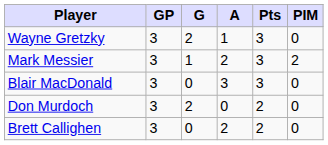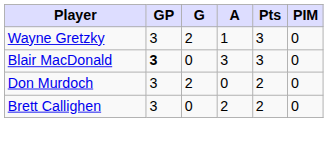- row: (50, 60)
(153, 83) normal -> (153, 60) bold
